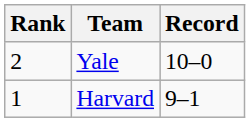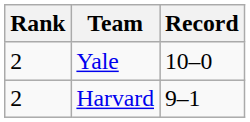(16, 98) 1 -> (16, 98) 2
